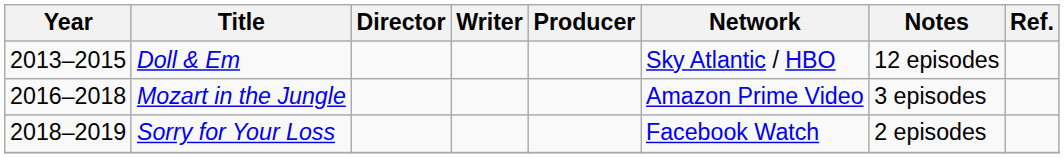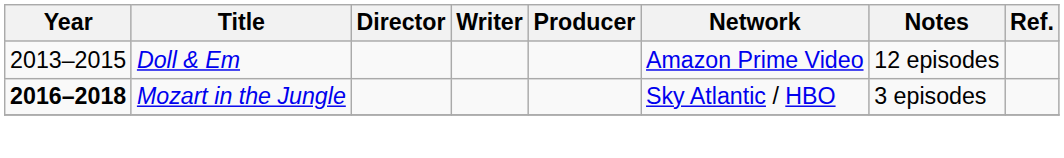(741, 59) Sky Atlantic / HBO -> (755, 59) Amazon Prime Video
(68, 96) normal -> (68, 96) bold
(755, 96) Amazon Prime Video -> (741, 96) Sky Atlantic / HBO
- row: (236, 133)
